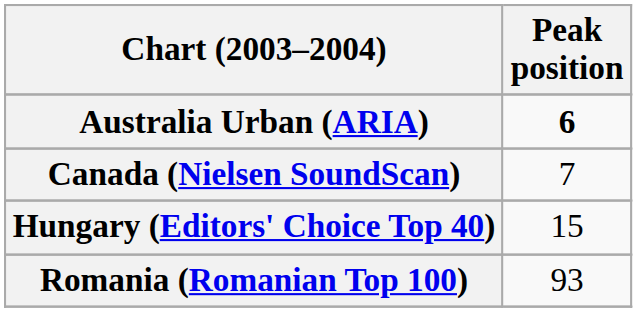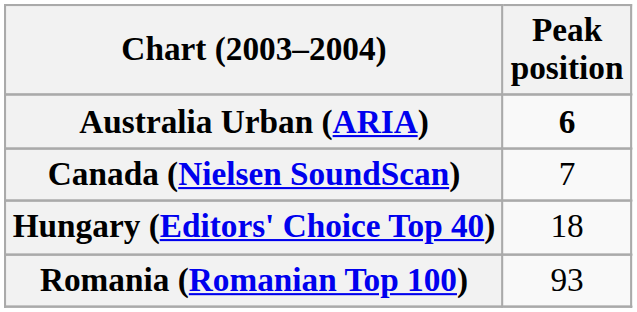(567, 226) 15 -> (567, 226) 18
